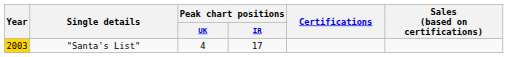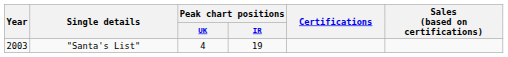(17, 46) gold background -> (17, 46) no background
(257, 46) 17 -> (257, 46) 19
